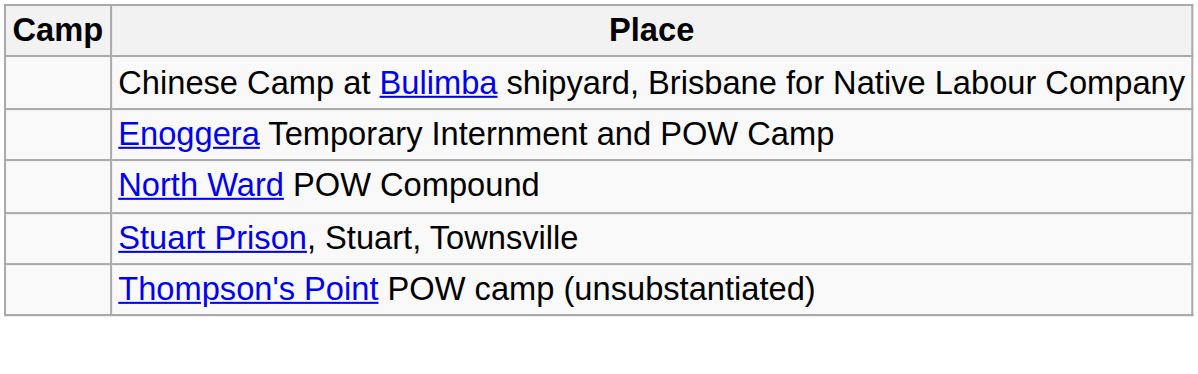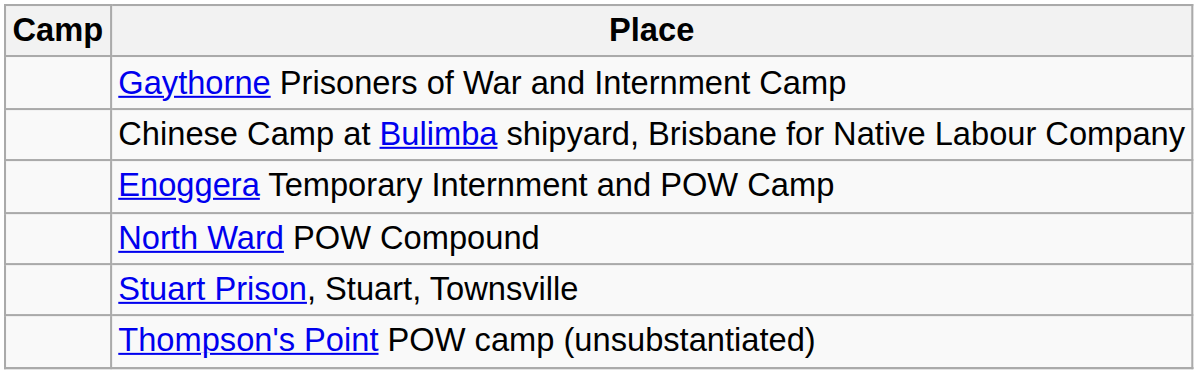+ row: (482, 82)
